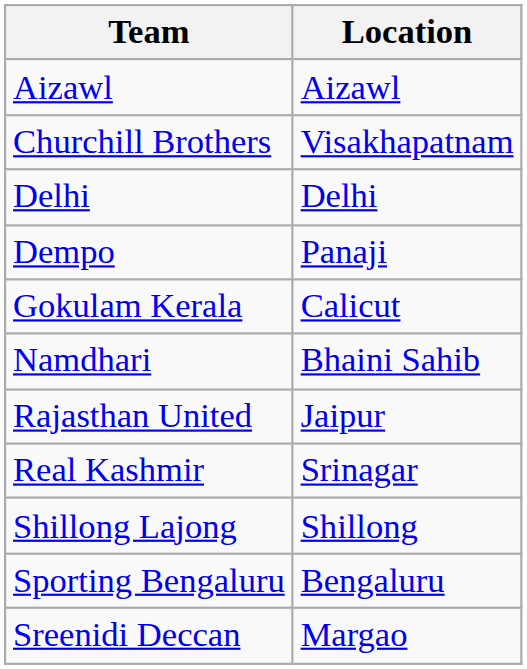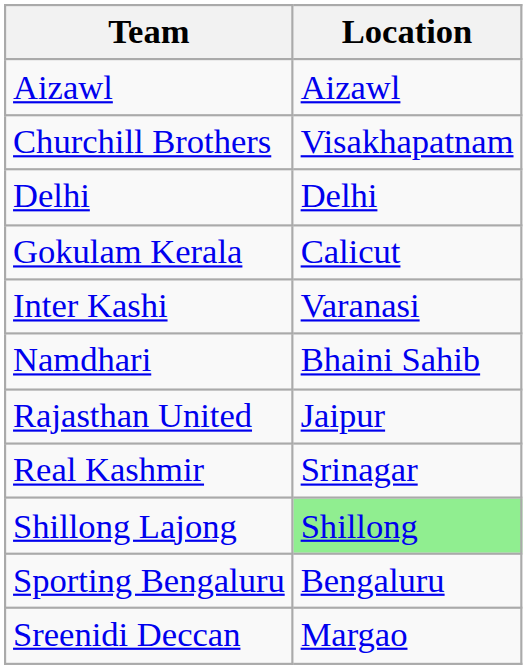- row: (64, 251)
+ row: (90, 305)
(359, 525) no background -> (359, 525) lightgreen background
